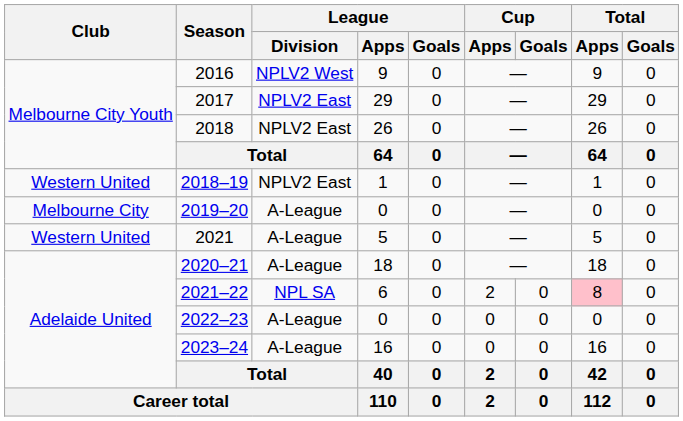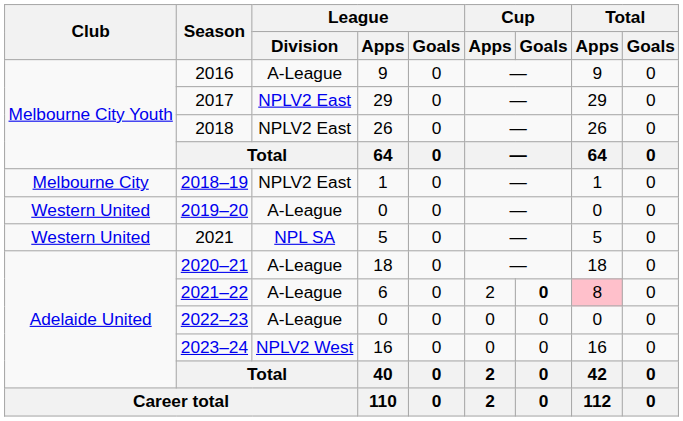(305, 73) NPLV2 West -> (305, 73) A-League
(91, 182) Western United -> (91, 182) Melbourne City
(91, 210) Melbourne City -> (91, 210) Western United
(305, 237) A-League -> (305, 237) NPL SA
(305, 292) NPL SA -> (305, 292) A-League
(544, 292) normal -> (544, 292) bold
(305, 347) A-League -> (305, 347) NPLV2 West
